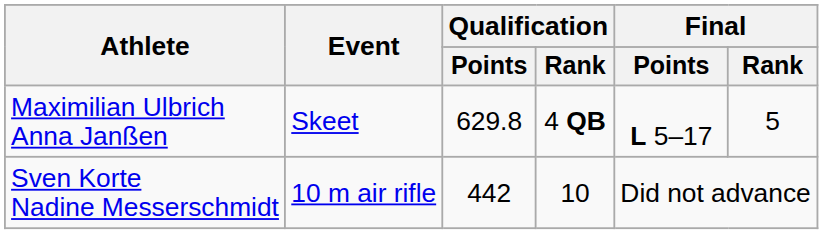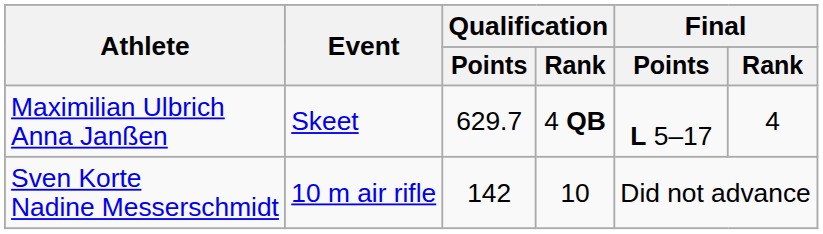(489, 122) 629.8 -> (489, 122) 629.7
(773, 122) 5 -> (773, 122) 4
(489, 193) 442 -> (489, 193) 142
